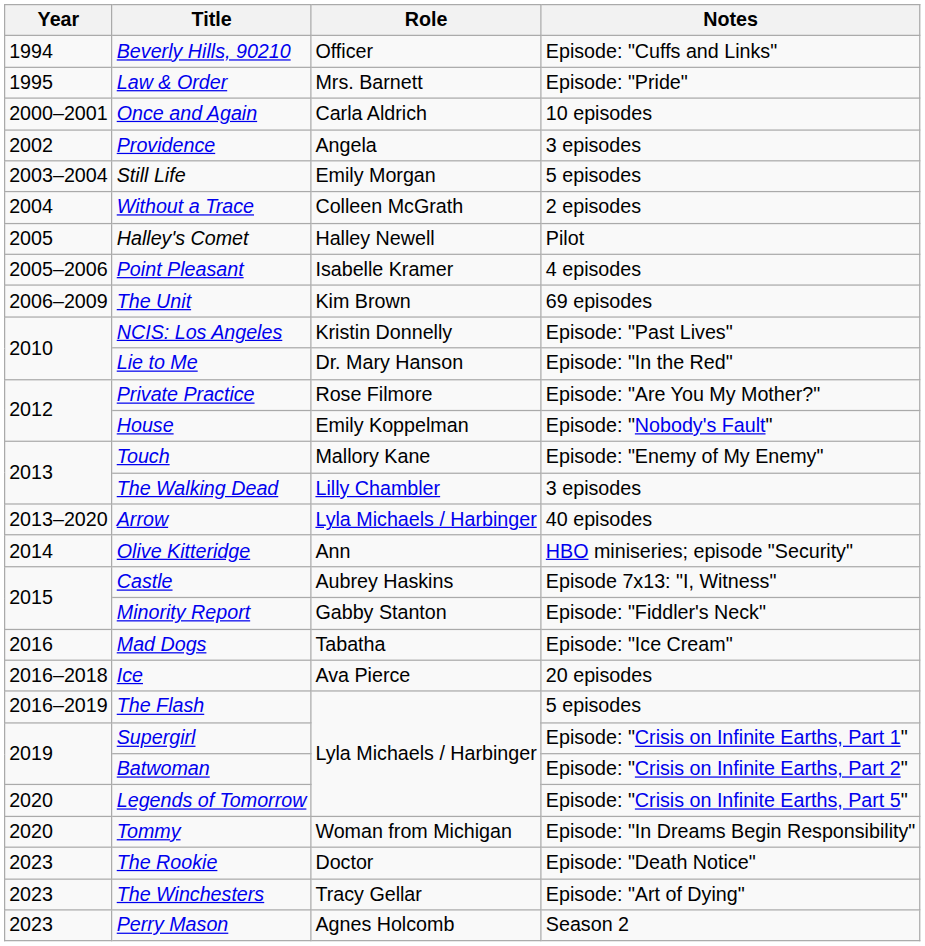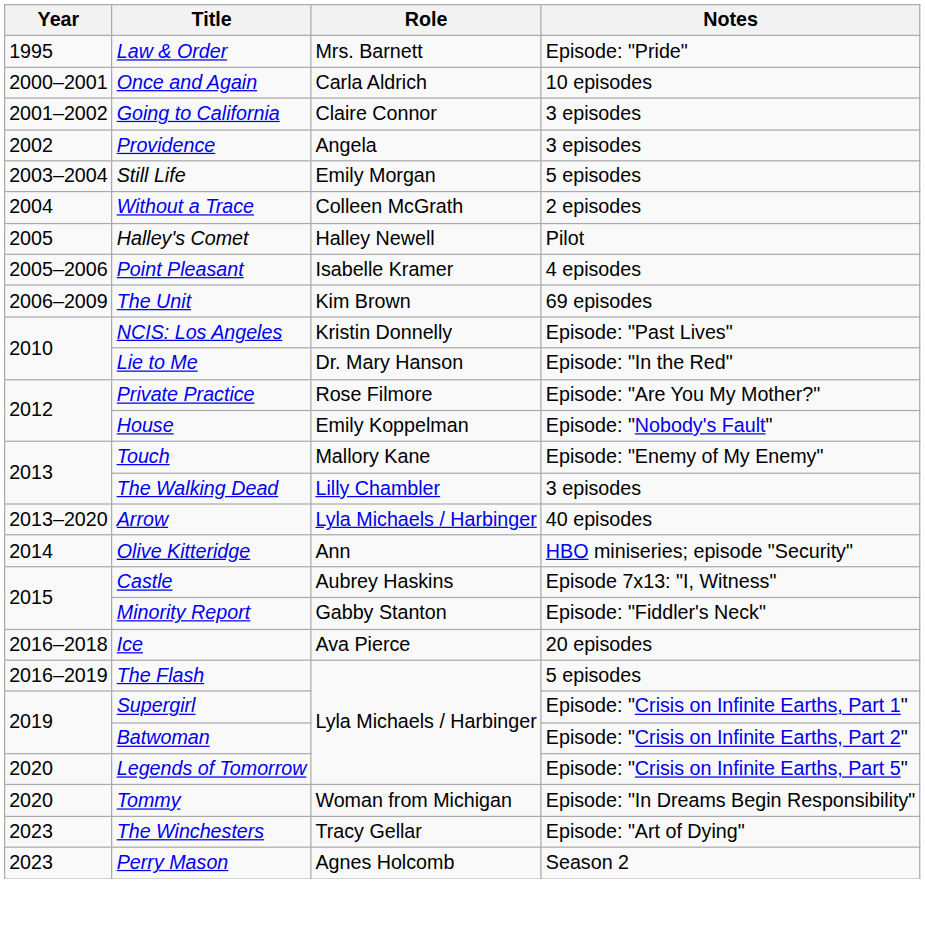- row: (204, 51)
+ row: (198, 113)
- row: (162, 644)
- row: (167, 862)
